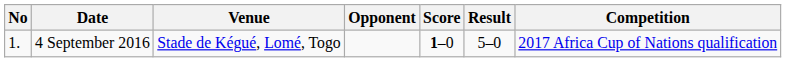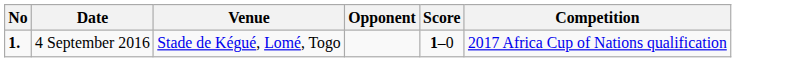- column: (489, 17)
(14, 43) normal -> (14, 43) bold
